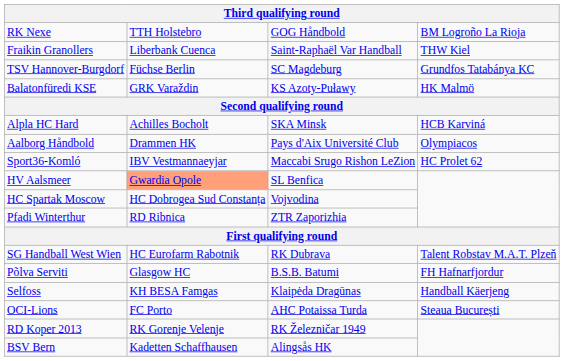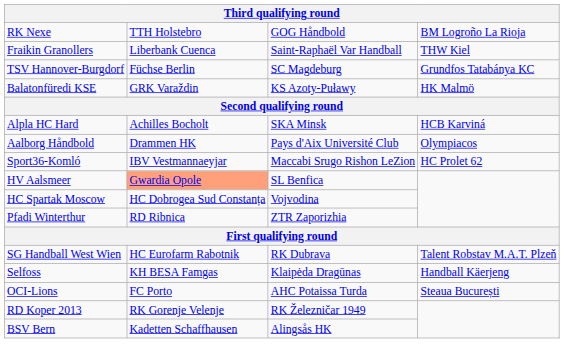- row: (37, 273)
